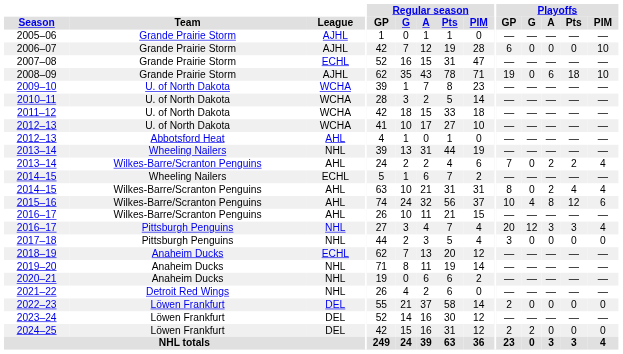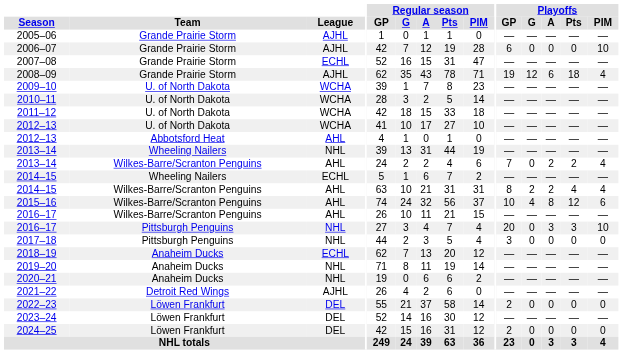(532, 74) 0 -> (532, 74) 12
(603, 74) 10 -> (603, 74) 4
(532, 189) 0 -> (532, 189) 2
(532, 228) 12 -> (532, 228) 0
(603, 228) 4 -> (603, 228) 10
(335, 292) NHL -> (335, 292) AJHL
(532, 330) 2 -> (532, 330) 0
